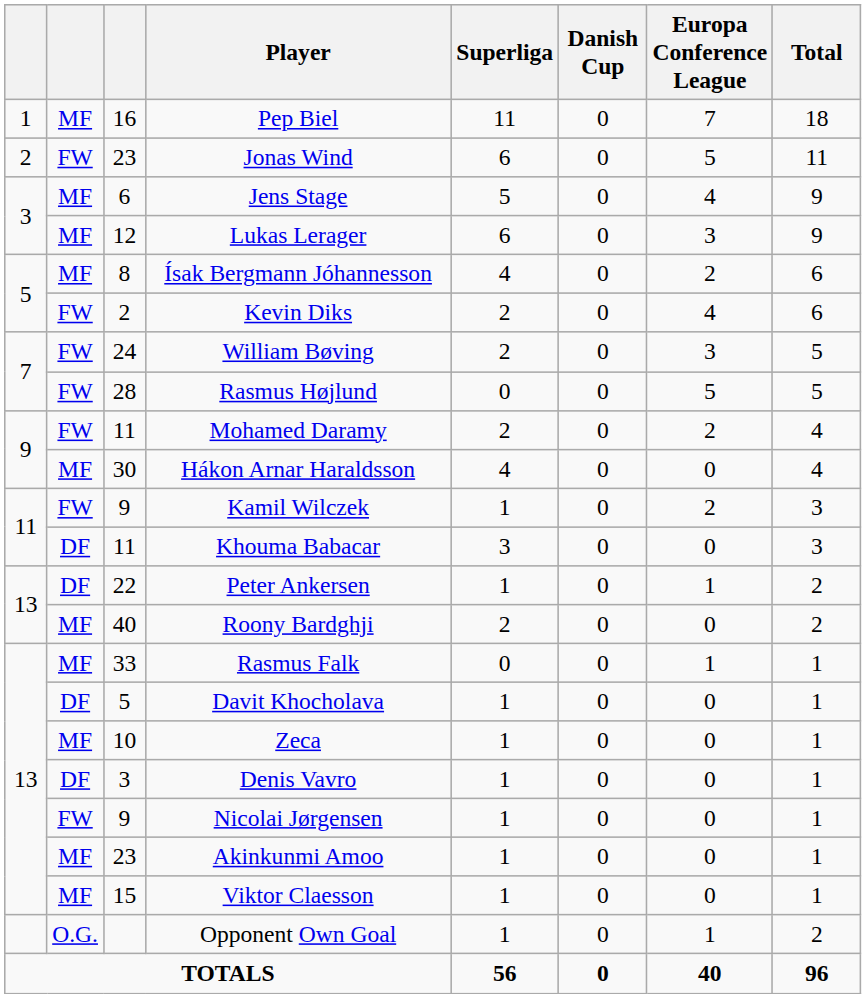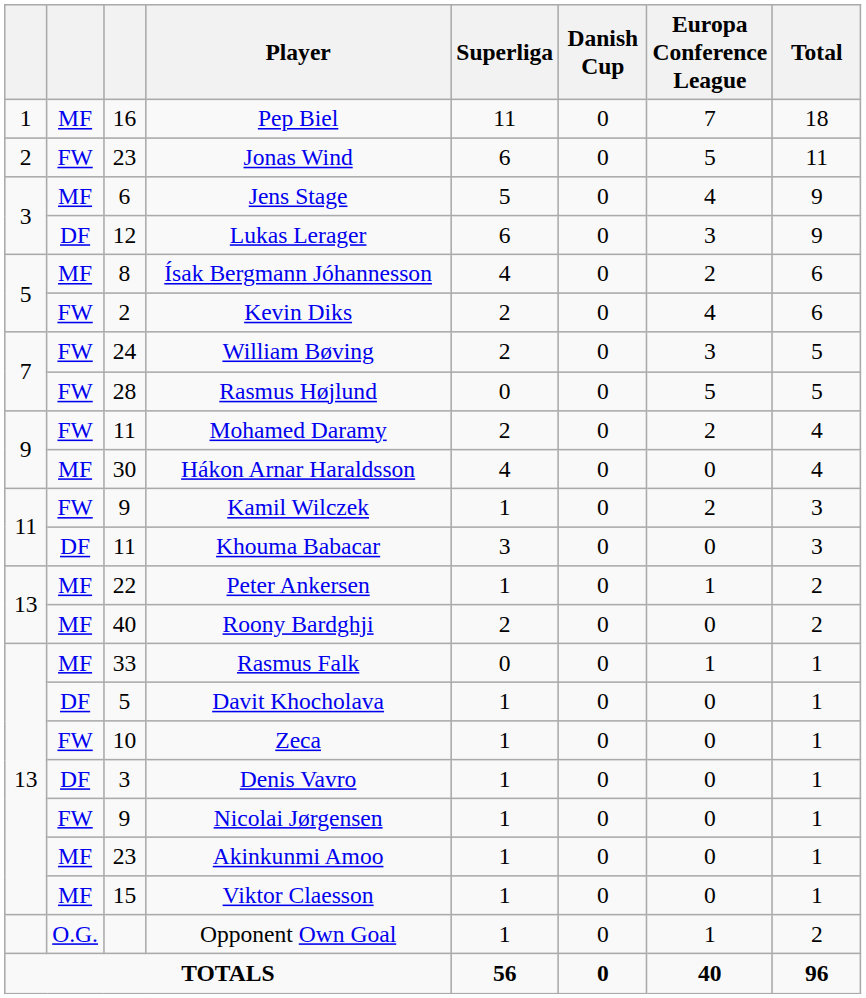(75, 235) MF -> (75, 235) DF
(75, 584) DF -> (75, 584) MF
(75, 740) MF -> (75, 740) FW
